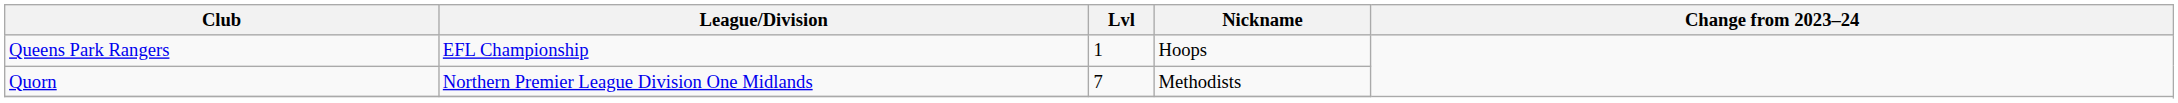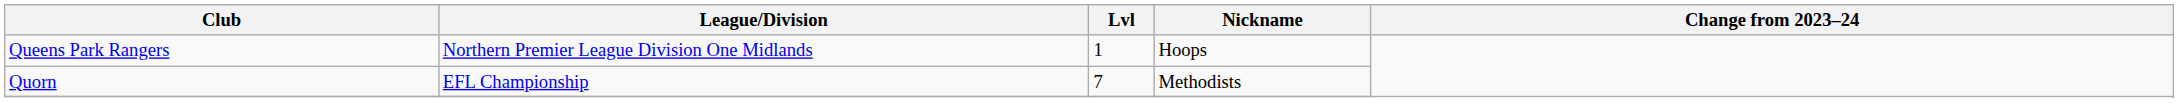(516, 50) EFL Championship -> (628, 50) Northern Premier League Division One Midlands
(628, 80) Northern Premier League Division One Midlands -> (516, 80) EFL Championship
